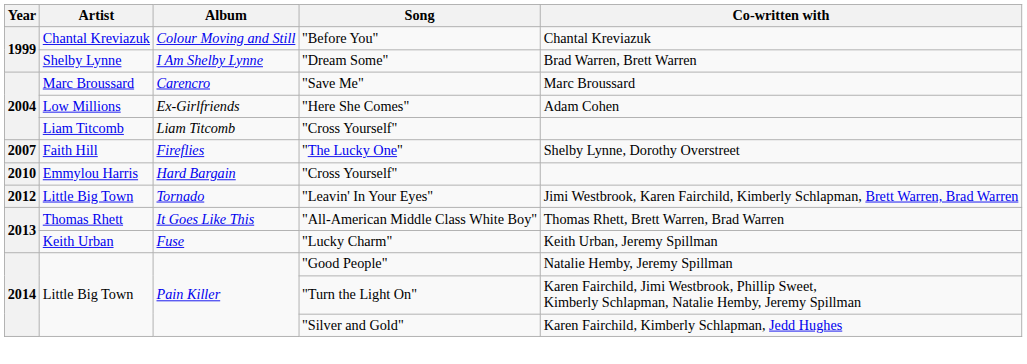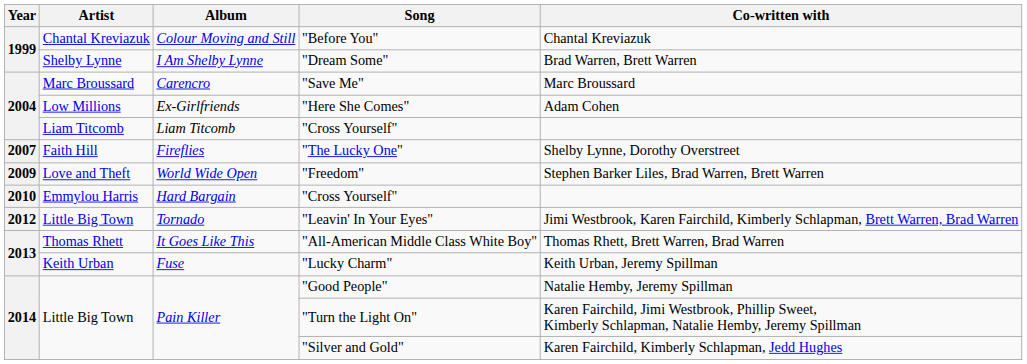+ row: (207, 173)
